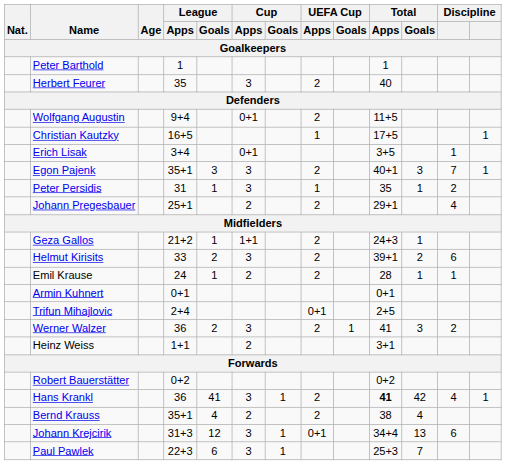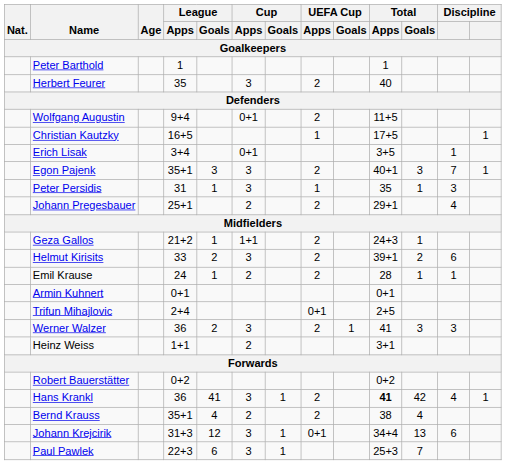(454, 188) 2 -> (454, 188) 3
(454, 328) 2 -> (454, 328) 3
